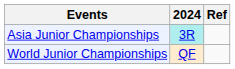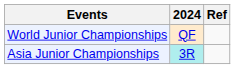rows swapped: (83, 35) <-> (87, 54)
